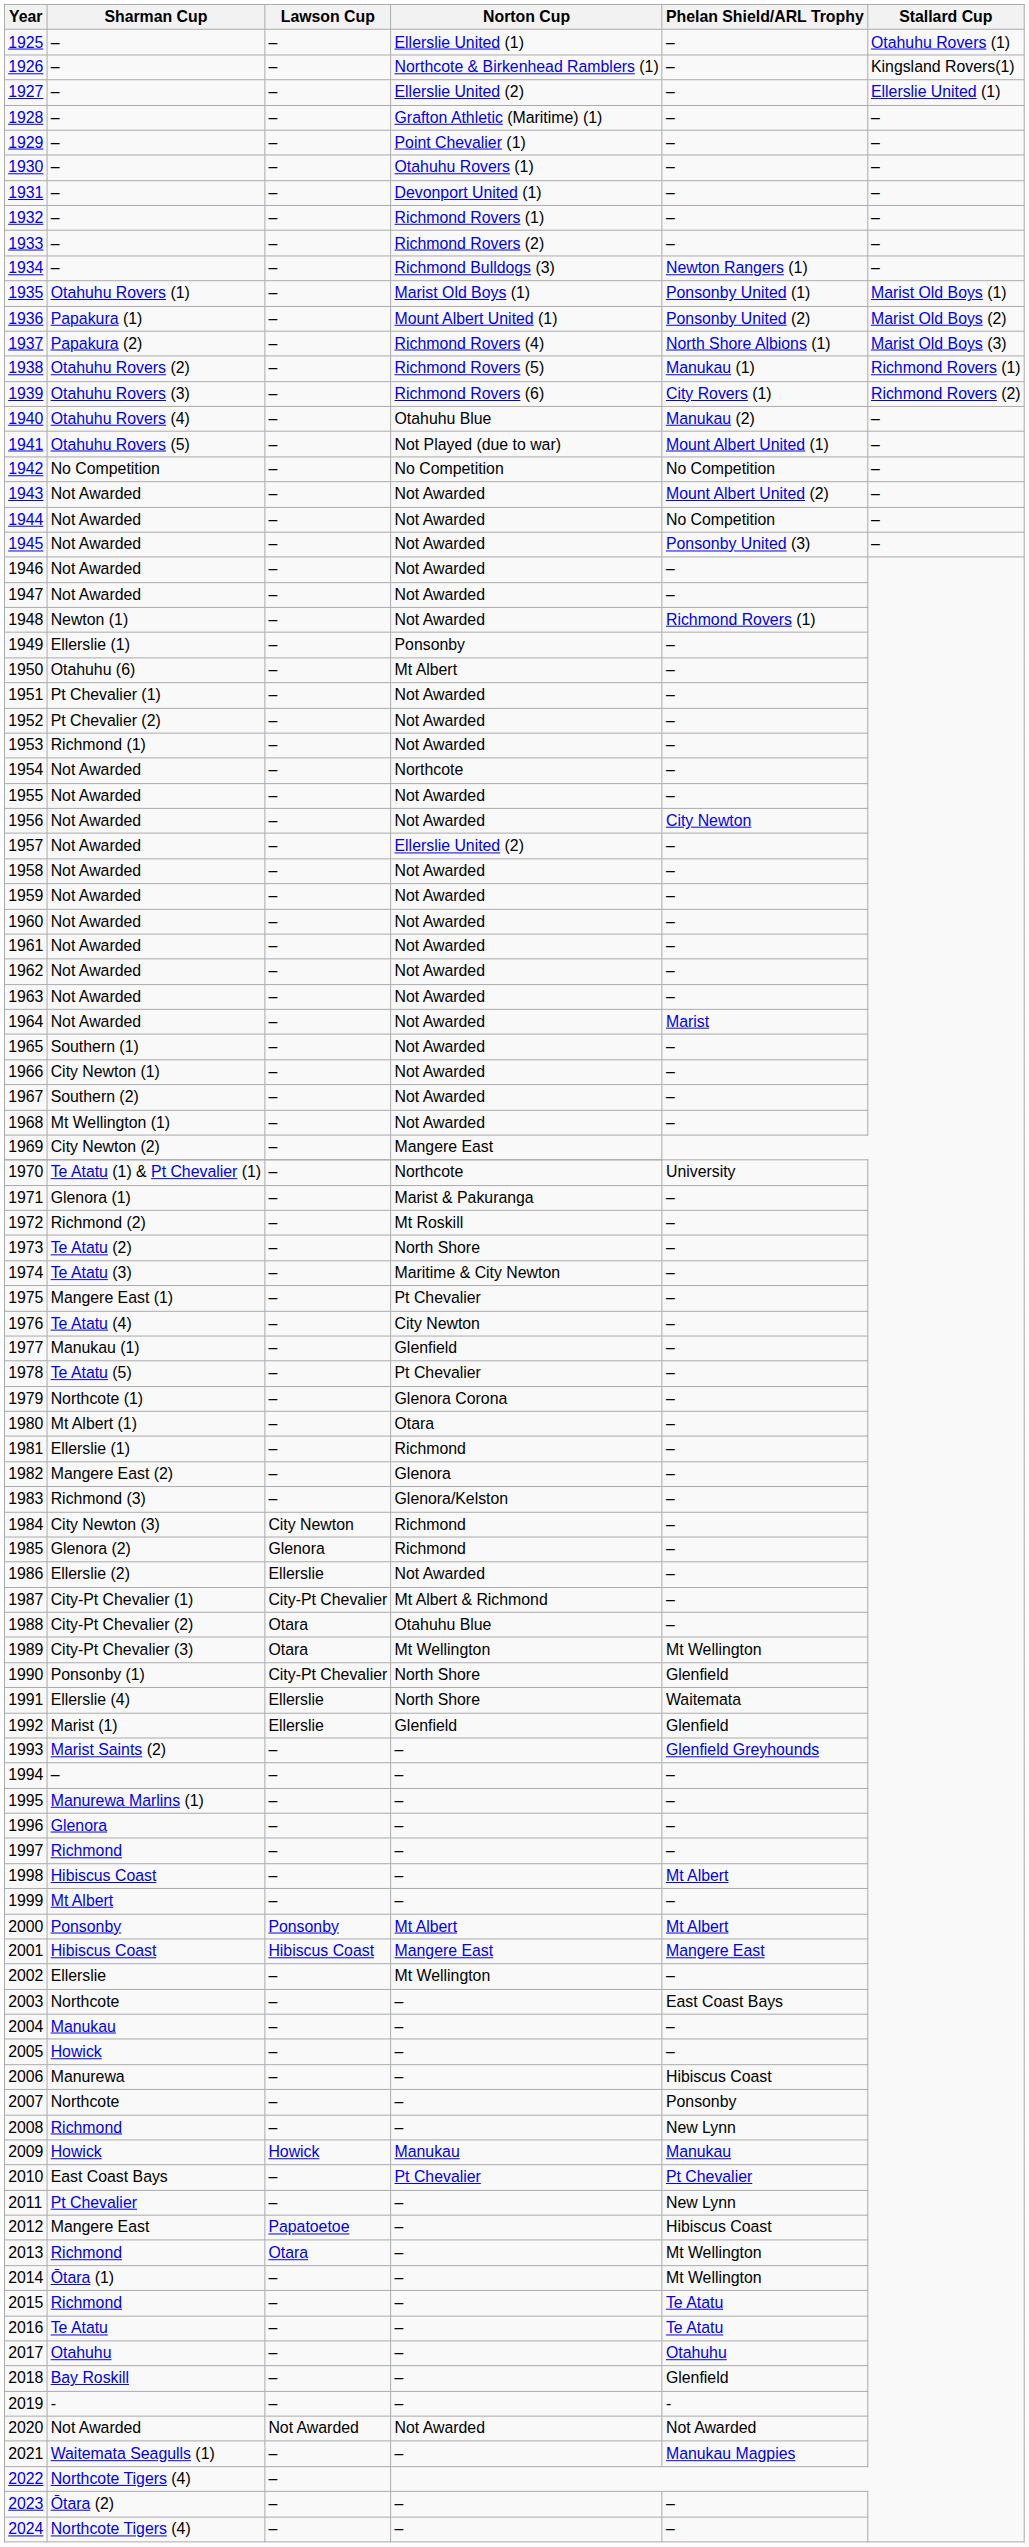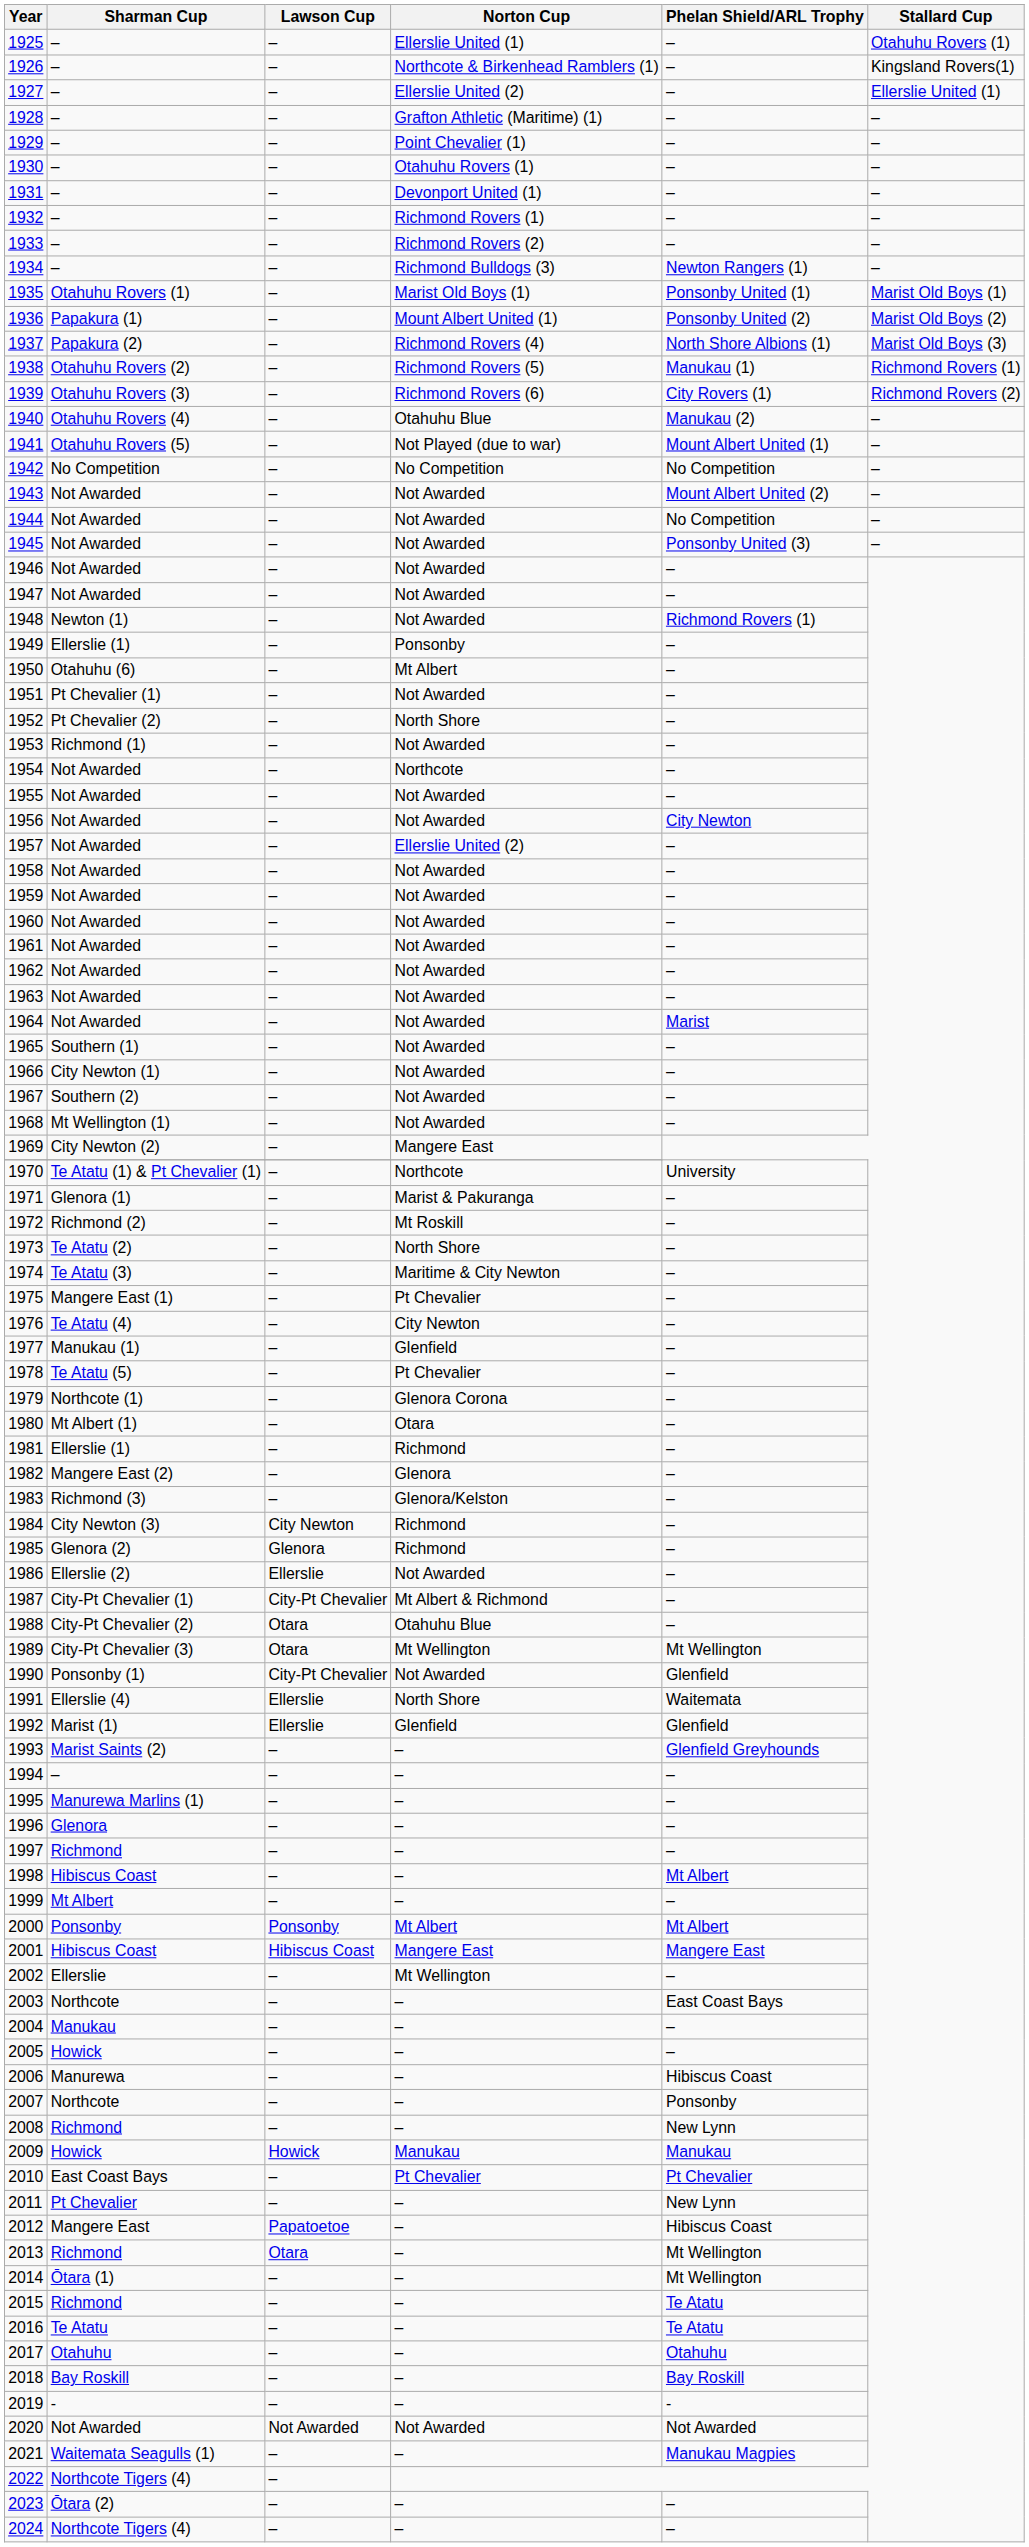(440, 720) Not Awarded -> (437, 720) North Shore
(437, 1675) North Shore -> (440, 1675) Not Awarded
(697, 2378) Glenfield -> (705, 2378) Bay Roskill
